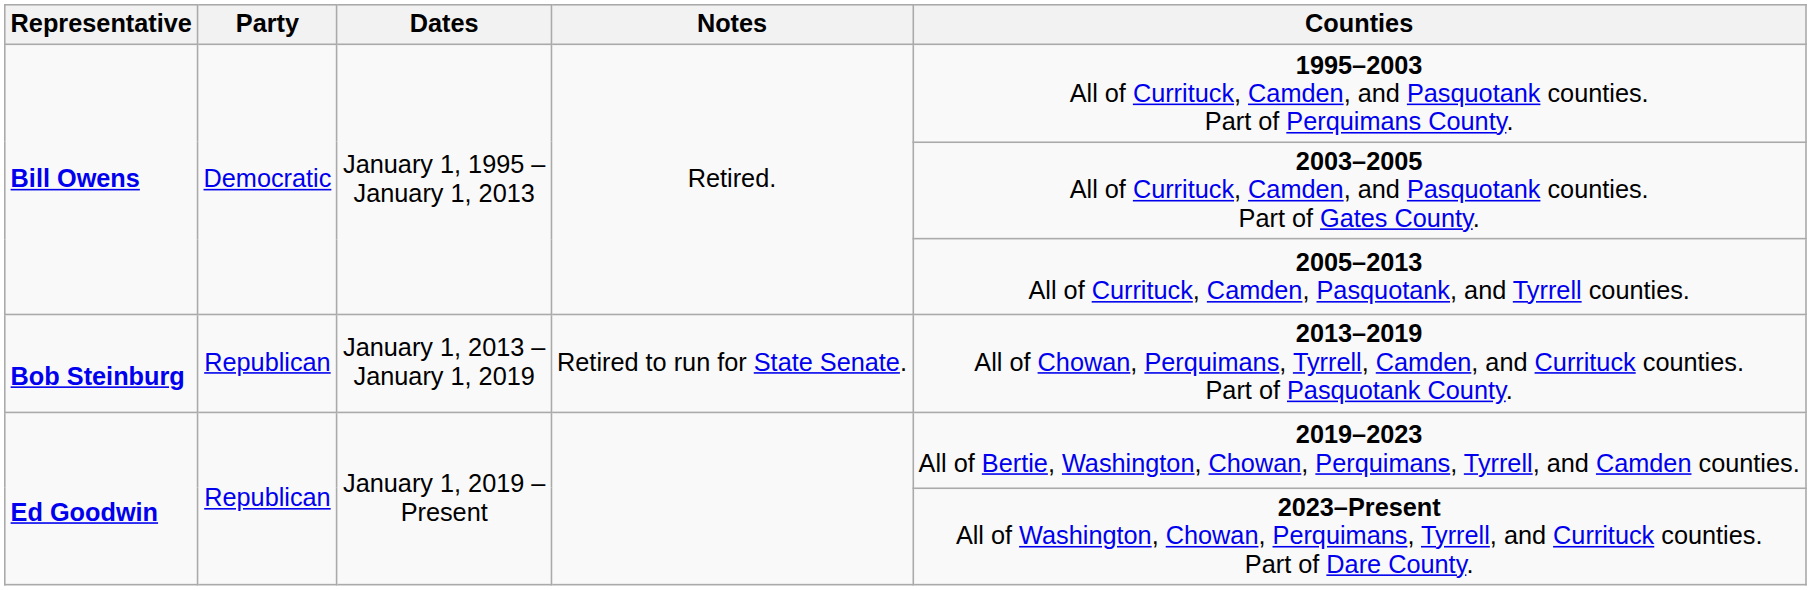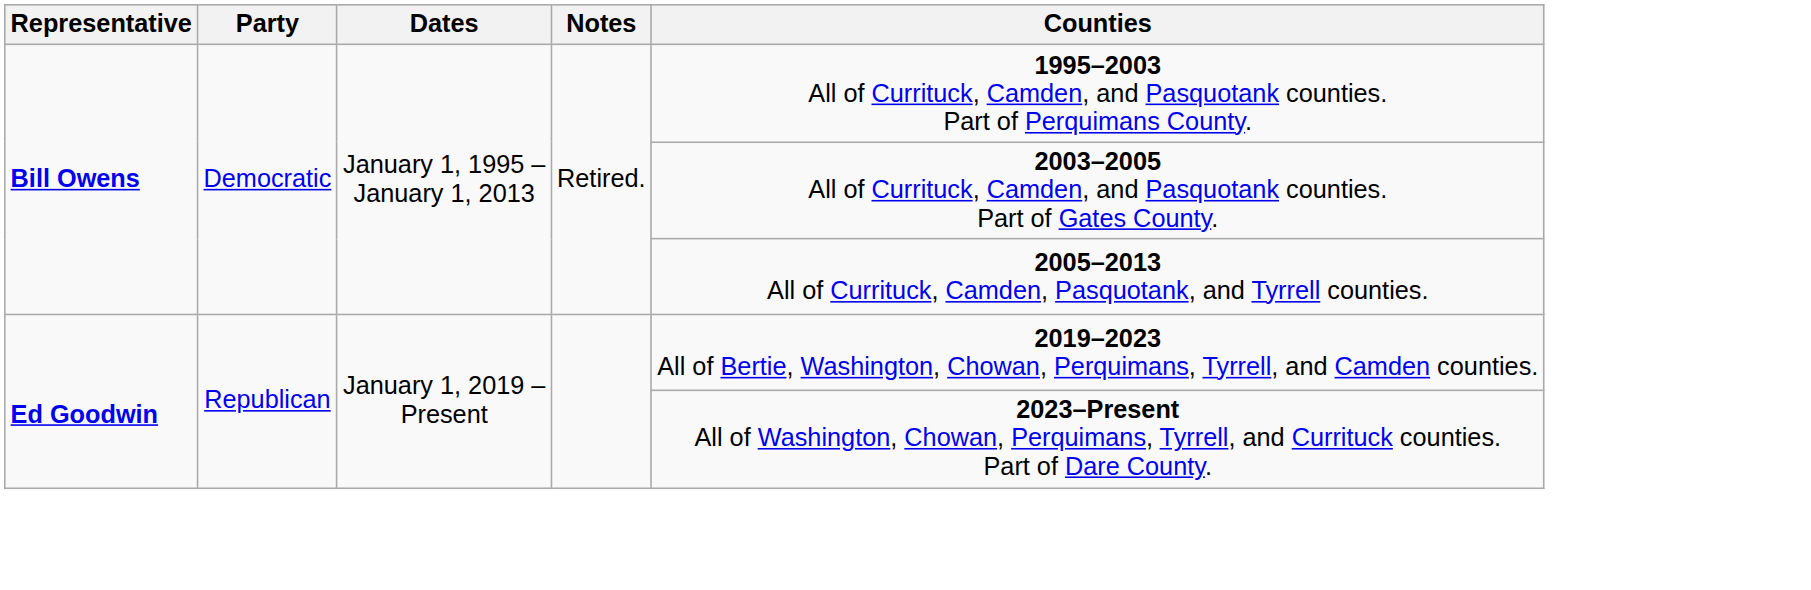- row: (98, 377)
